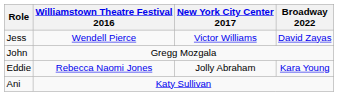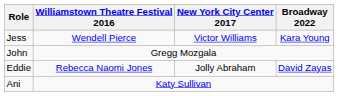(305, 38) David Zayas -> (305, 38) Kara Young
(305, 68) Kara Young -> (305, 68) David Zayas
